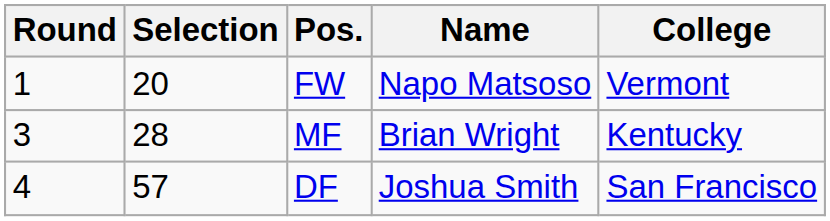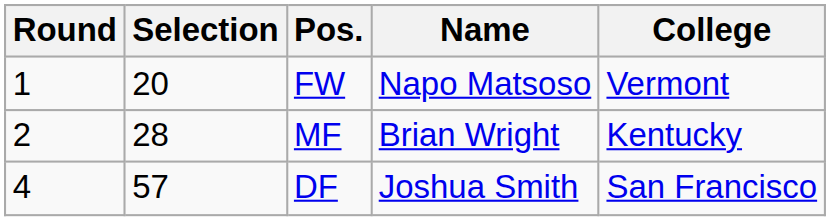(22, 135) 3 -> (22, 135) 2
